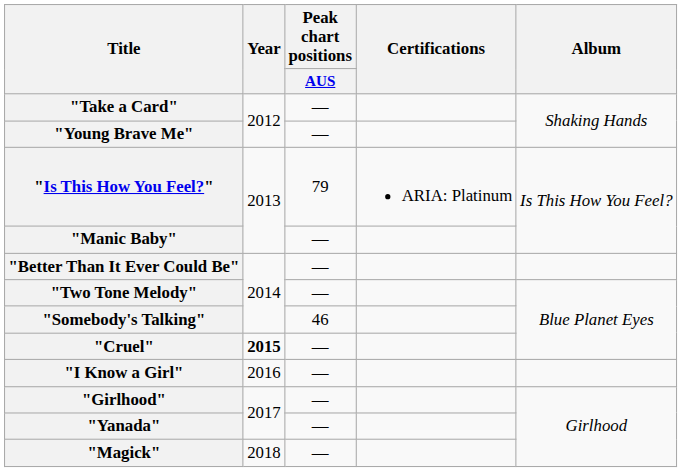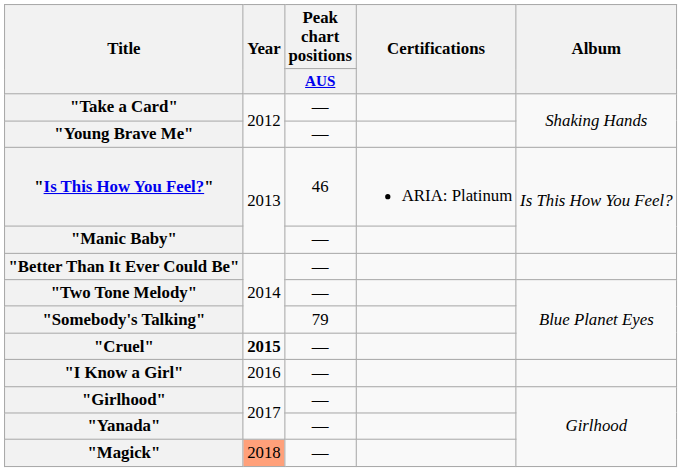(320, 186) 79 -> (320, 186) 46
(320, 319) 46 -> (320, 319) 79
(264, 452) no background -> (264, 452) lightsalmon background
